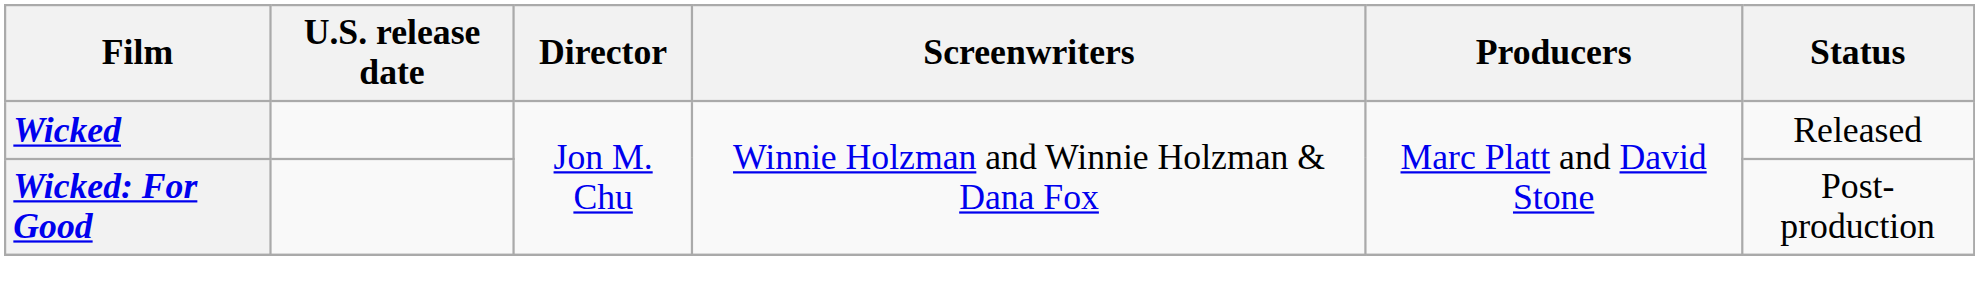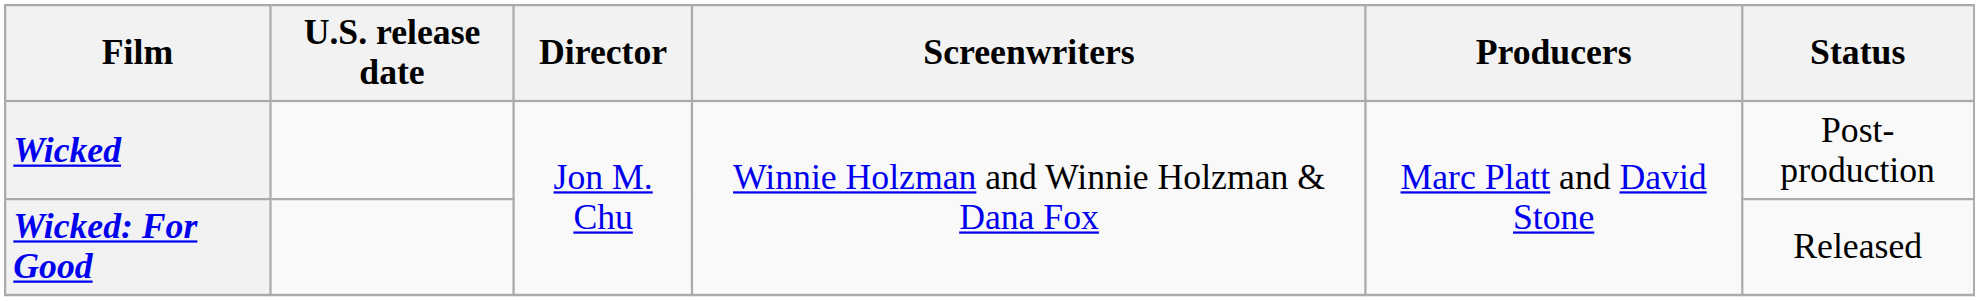(1858, 129) Released -> (1858, 149) Post-production
(1858, 206) Post-production -> (1858, 246) Released
